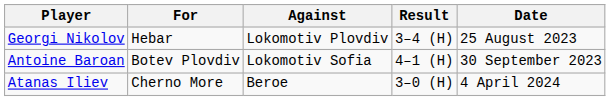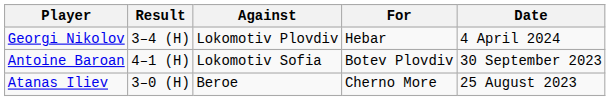columns swapped: (186, 16) <-> (424, 16)
(518, 39) 25 August 2023 -> (510, 39) 4 April 2024
(510, 84) 4 April 2024 -> (518, 84) 25 August 2023
